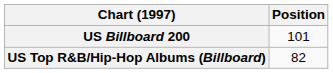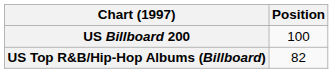(299, 36) 101 -> (299, 36) 100
